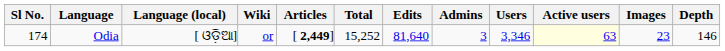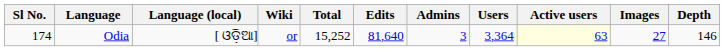- column: (305, 14)
(516, 35) 3,346 -> (499, 35) 3,364
(663, 35) 23 -> (659, 35) 27
